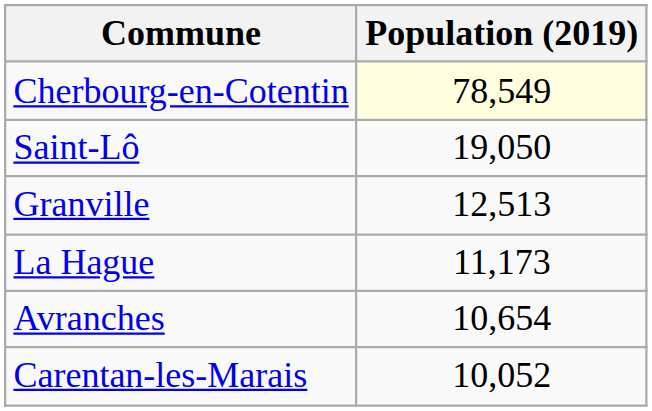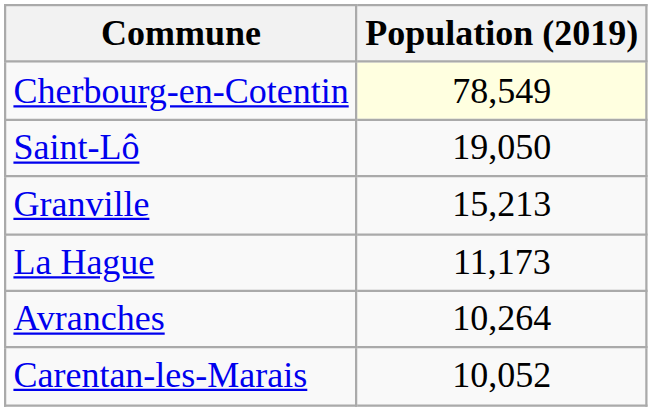(502, 204) 12,513 -> (502, 204) 15,213
(502, 318) 10,654 -> (502, 318) 10,264
